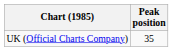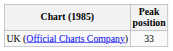(149, 38) 35 -> (149, 38) 33
